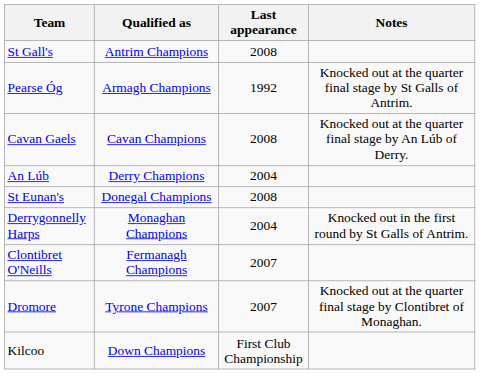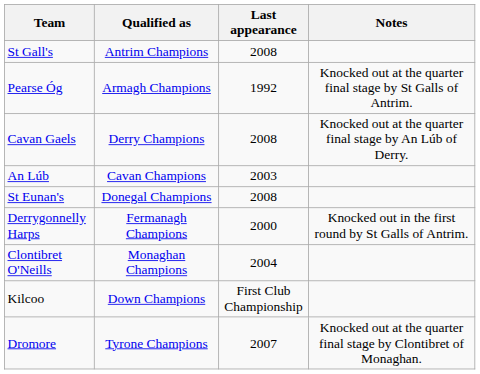(157, 139) Cavan Champions -> (157, 139) Derry Champions
(157, 176) Derry Champions -> (157, 176) Cavan Champions
(264, 176) 2004 -> (264, 176) 2003
(157, 226) Monaghan Champions -> (157, 226) Fermanagh Champions
(264, 226) 2004 -> (264, 226) 2000
(157, 262) Fermanagh Champions -> (157, 262) Monaghan Champions
(264, 262) 2007 -> (264, 262) 2004
rows swapped: (32, 306) <-> (26, 350)
